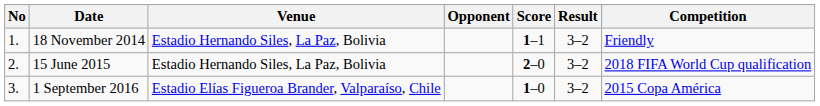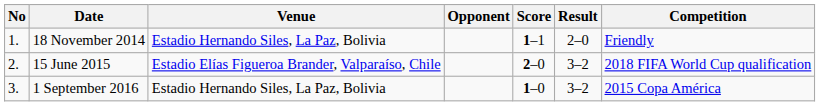(578, 40) 3–2 -> (578, 40) 2–0
(269, 64) Estadio Hernando Siles, La Paz, Bolivia -> (296, 64) Estadio Elías Figueroa Brander, Valparaíso, Chile
(296, 88) Estadio Elías Figueroa Brander, Valparaíso, Chile -> (269, 88) Estadio Hernando Siles, La Paz, Bolivia
